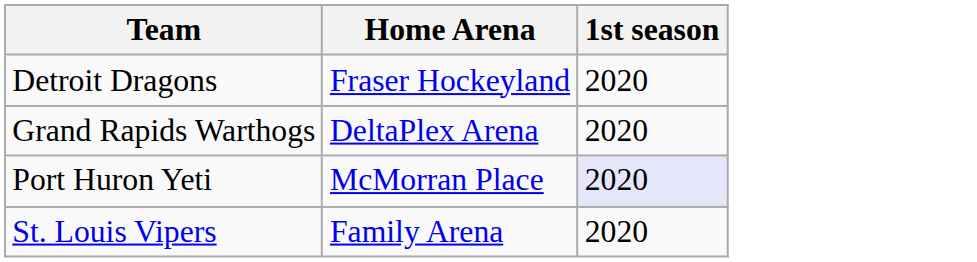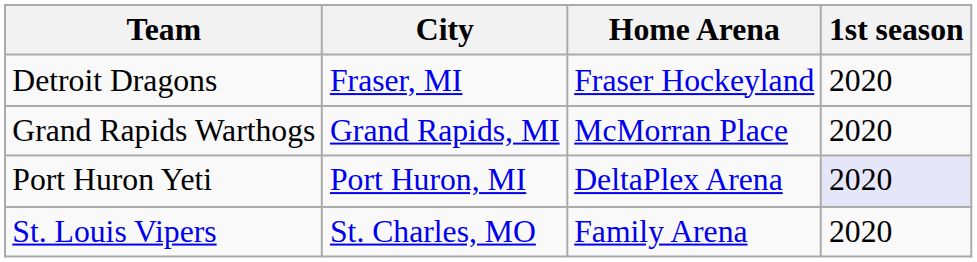+ column: (445, 29)
(434, 130) DeltaPlex Arena -> (681, 130) McMorran Place
(437, 180) McMorran Place -> (678, 180) DeltaPlex Arena
